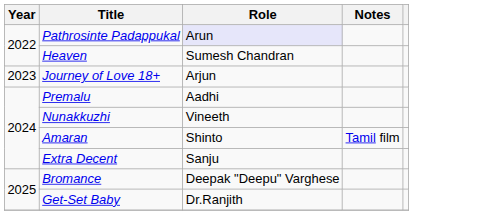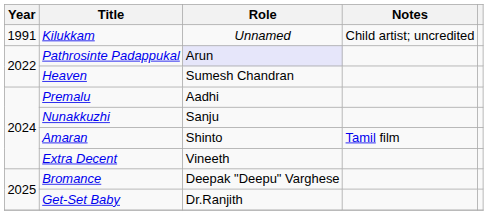+ row: (68, 35)
- row: (101, 76)
(208, 117) Vineeth -> (202, 117) Sanju
(202, 158) Sanju -> (208, 158) Vineeth
